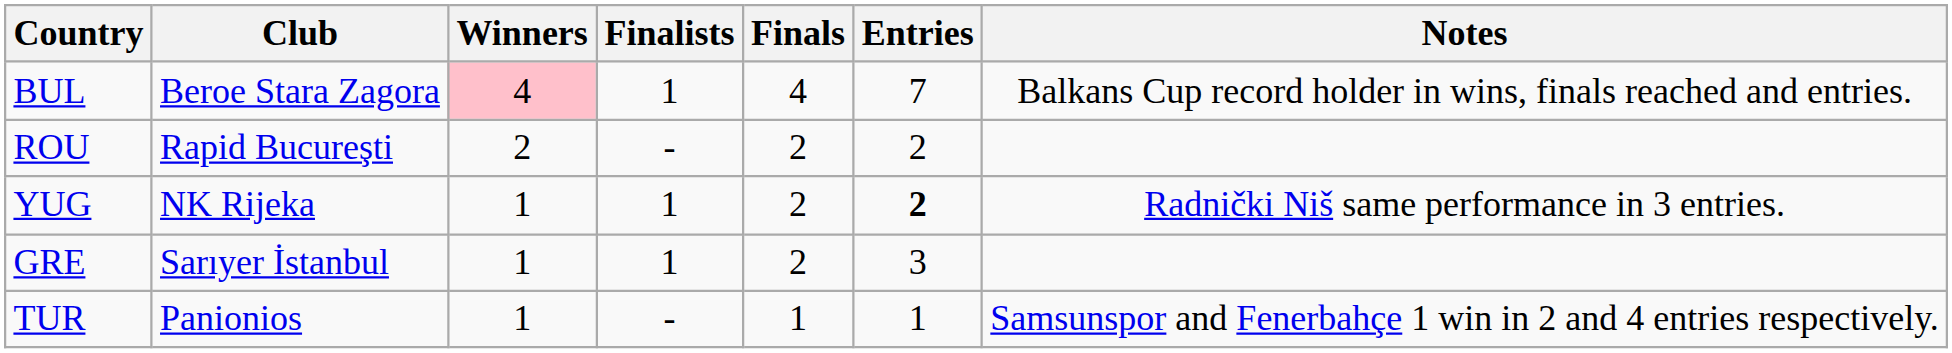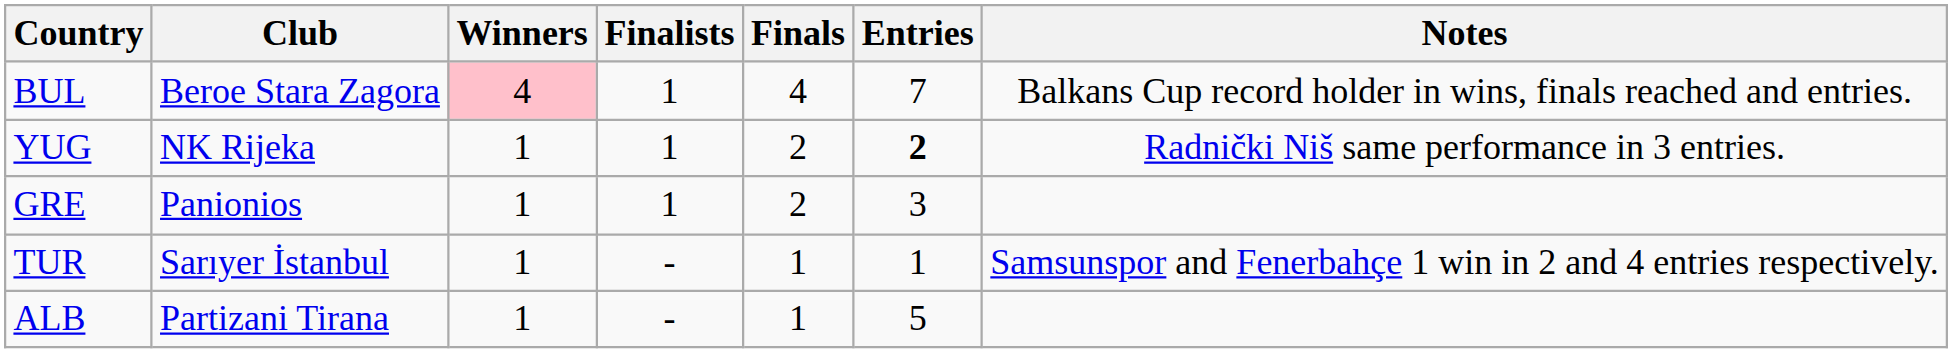- row: (51, 147)
(274, 261) Sarıyer İstanbul -> (231, 204) Panionios
(231, 318) Panionios -> (274, 261) Sarıyer İstanbul
+ row: (49, 318)
